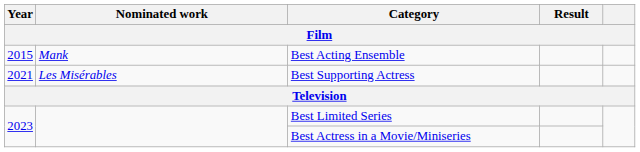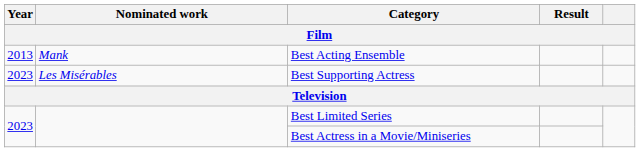(20, 55) 2015 -> (20, 55) 2013
(20, 75) 2021 -> (20, 75) 2023
